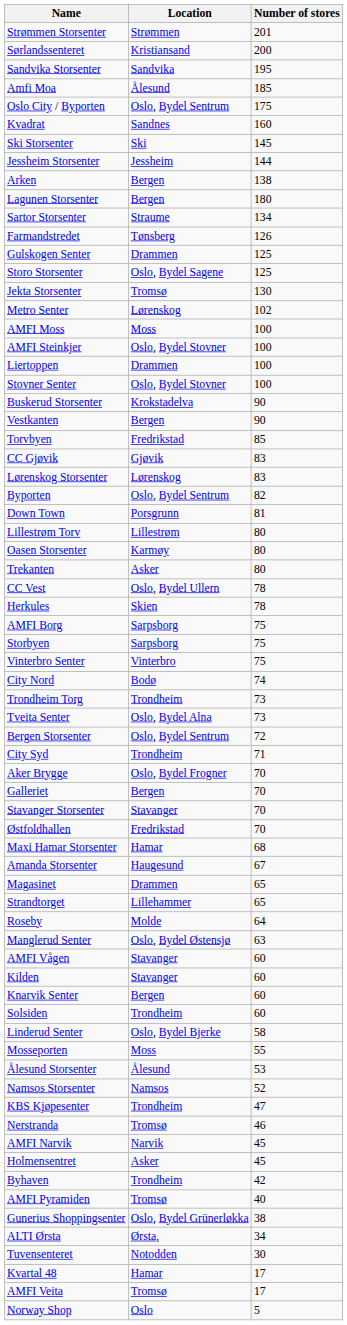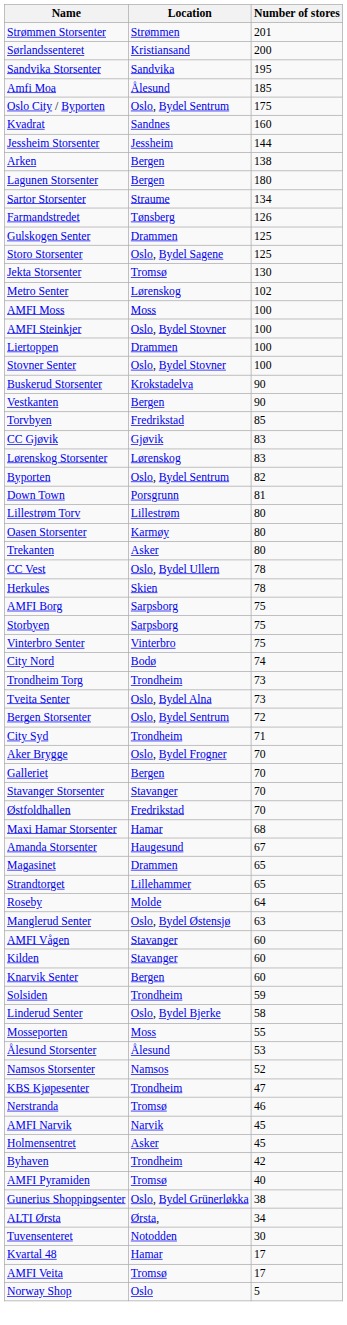- row: (40, 143)
(260, 1014) 60 -> (260, 995) 59
